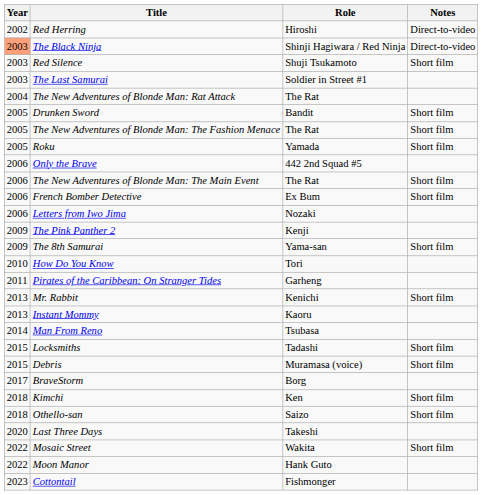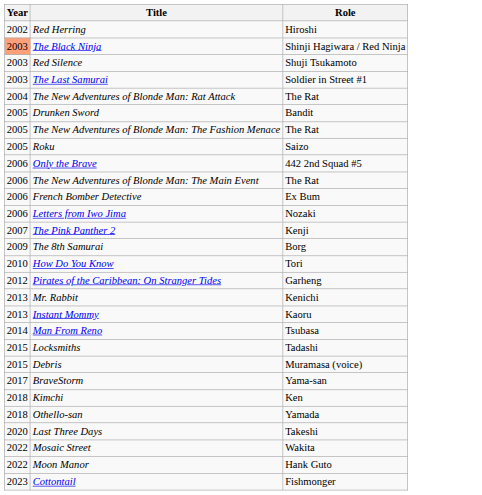- column: (443, 12)
(302, 146) Yamada -> (297, 146) Saizo
(17, 230) 2009 -> (17, 230) 2007
(306, 247) Yama-san -> (296, 247) Borg
(17, 280) 2011 -> (17, 280) 2012
(296, 381) Borg -> (306, 381) Yama-san
(297, 414) Saizo -> (302, 414) Yamada
